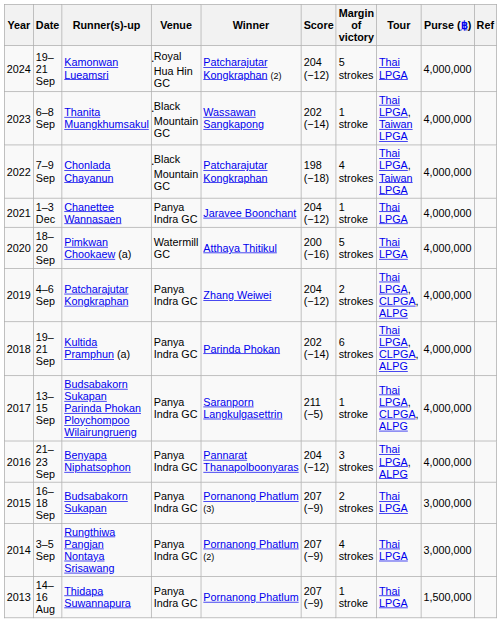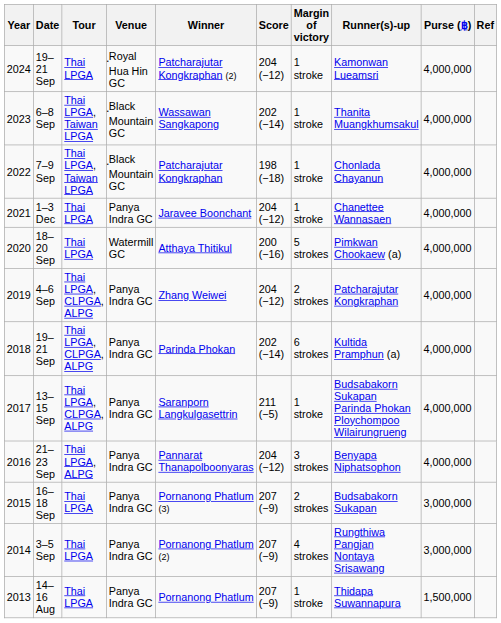columns swapped: (399, 25) <-> (107, 25)
(356, 69) 5 strokes -> (308, 69) 1 stroke
(356, 172) 4 strokes -> (308, 172) 1 stroke
